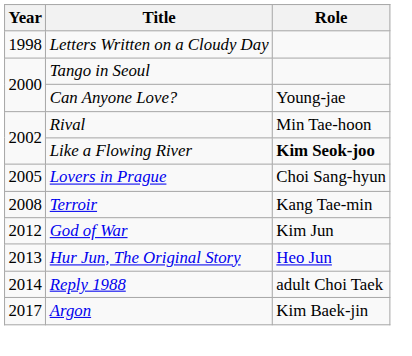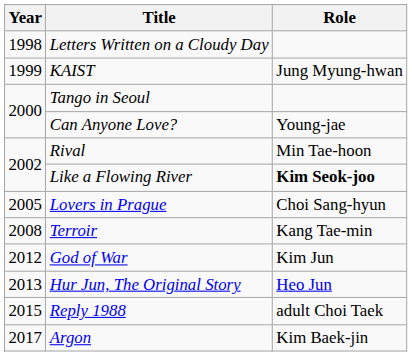+ row: (72, 71)
(25, 284) 2014 -> (25, 310) 2015
